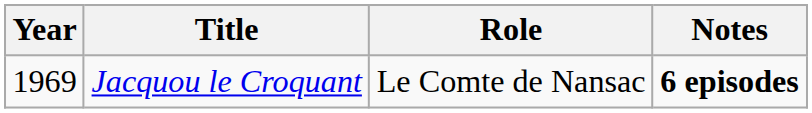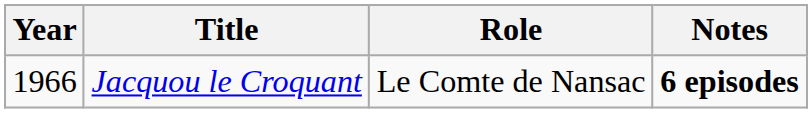(45, 81) 1969 -> (45, 81) 1966
